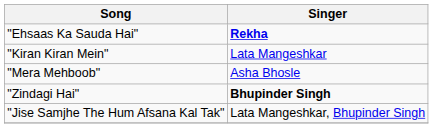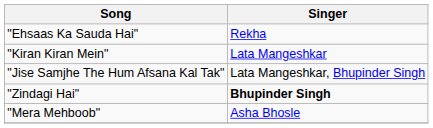(249, 34) bold -> (248, 34) normal
rows swapped: (116, 113) <-> (54, 73)
